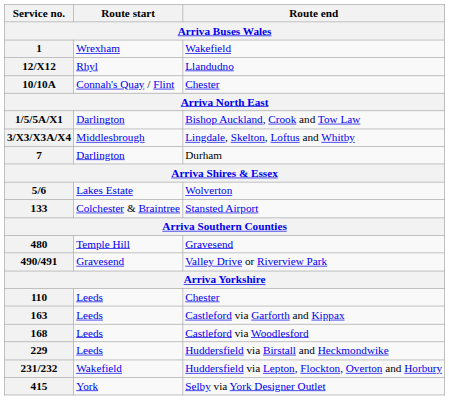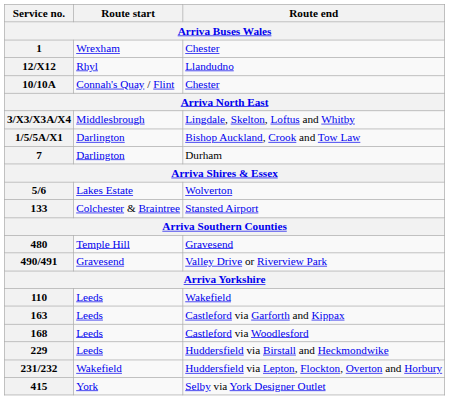(208, 48) Wakefield -> (202, 48) Chester
rows swapped: (39, 119) <-> (39, 137)
(202, 297) Chester -> (208, 297) Wakefield
